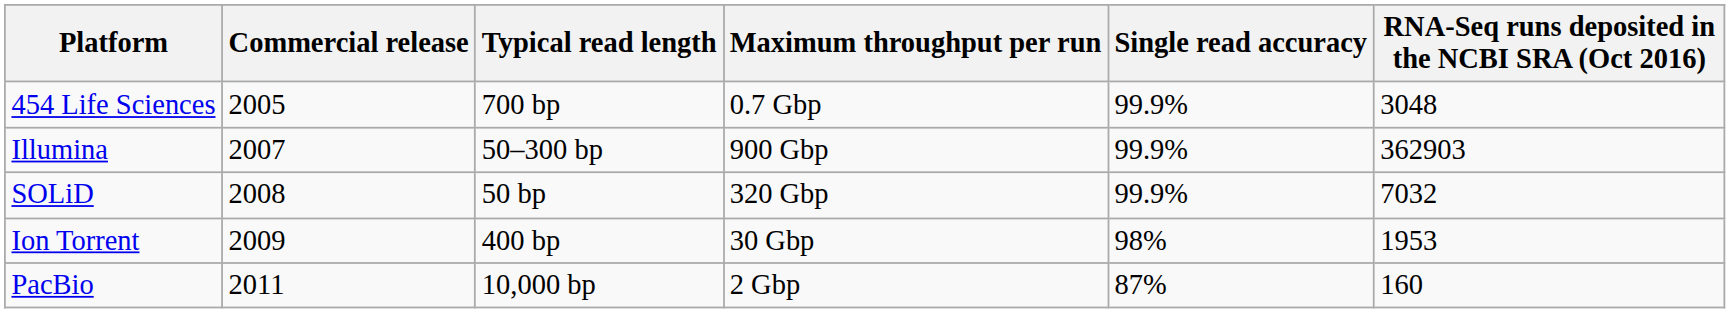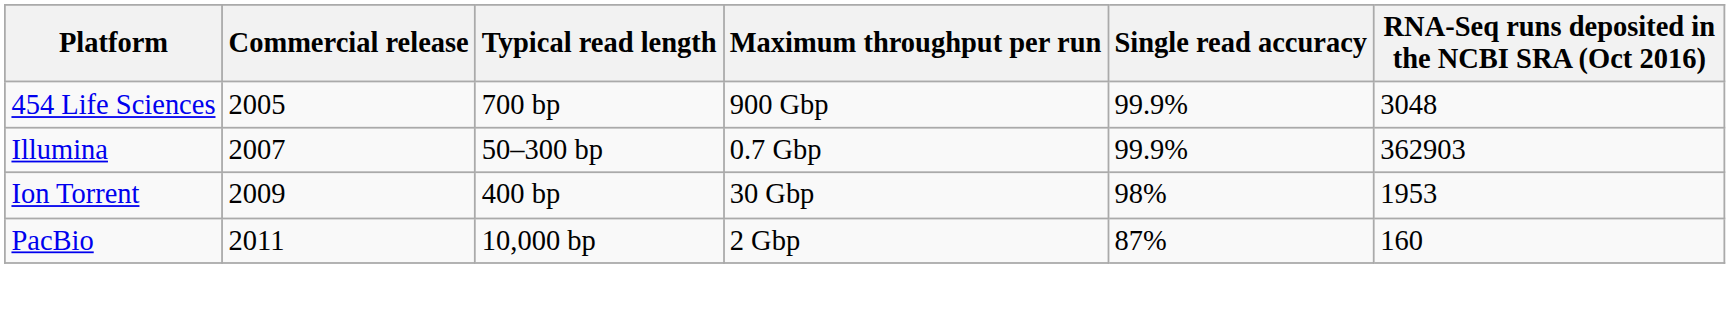(776, 104) 0.7 Gbp -> (779, 104) 900 Gbp
(779, 149) 900 Gbp -> (776, 149) 0.7 Gbp
- row: (53, 194)
